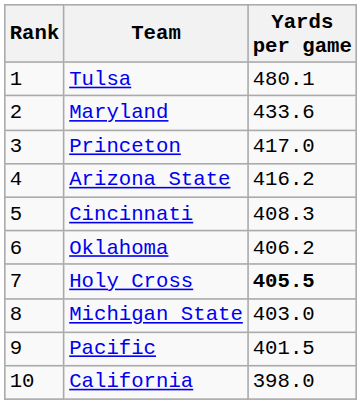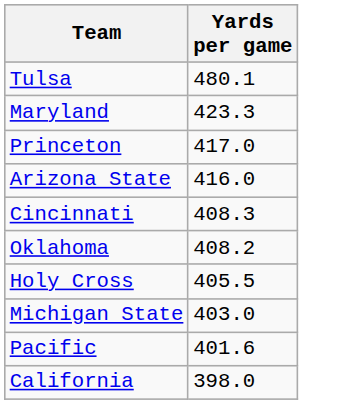- column: (35, 34)
(284, 113) 433.6 -> (224, 113) 423.3
(284, 180) 416.2 -> (224, 180) 416.0
(284, 248) 406.2 -> (224, 248) 408.2
(284, 281) bold -> (224, 281) normal
(284, 349) 401.5 -> (224, 349) 401.6
